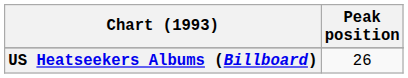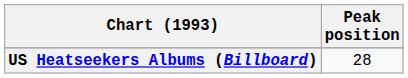(362, 61) 26 -> (362, 61) 28
